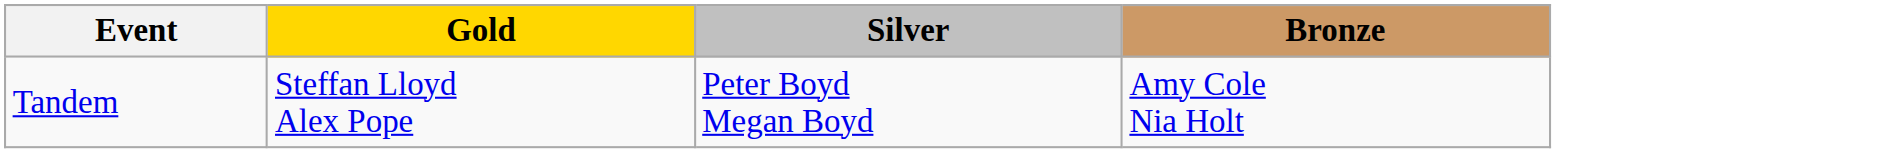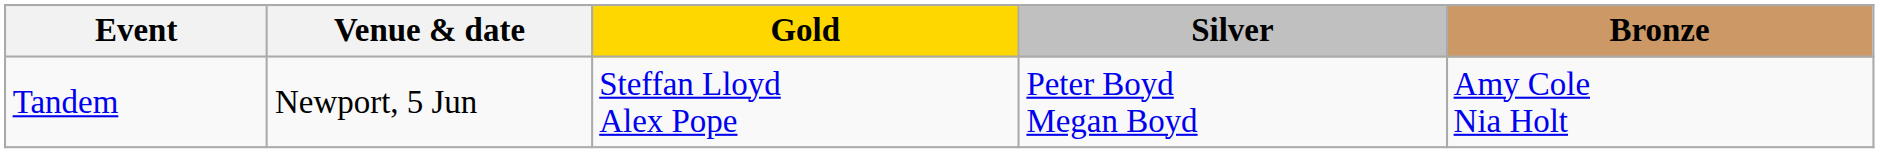+ column: (430, 30)
